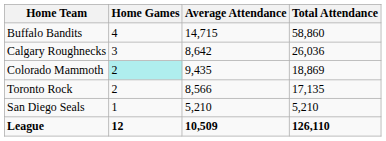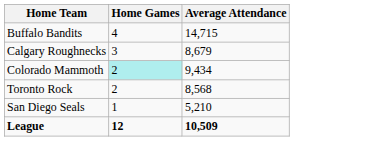- column: (335, 13)
(198, 51) 8,642 -> (198, 51) 8,679
(198, 70) 9,435 -> (198, 70) 9,434
(198, 88) 8,566 -> (198, 88) 8,568
